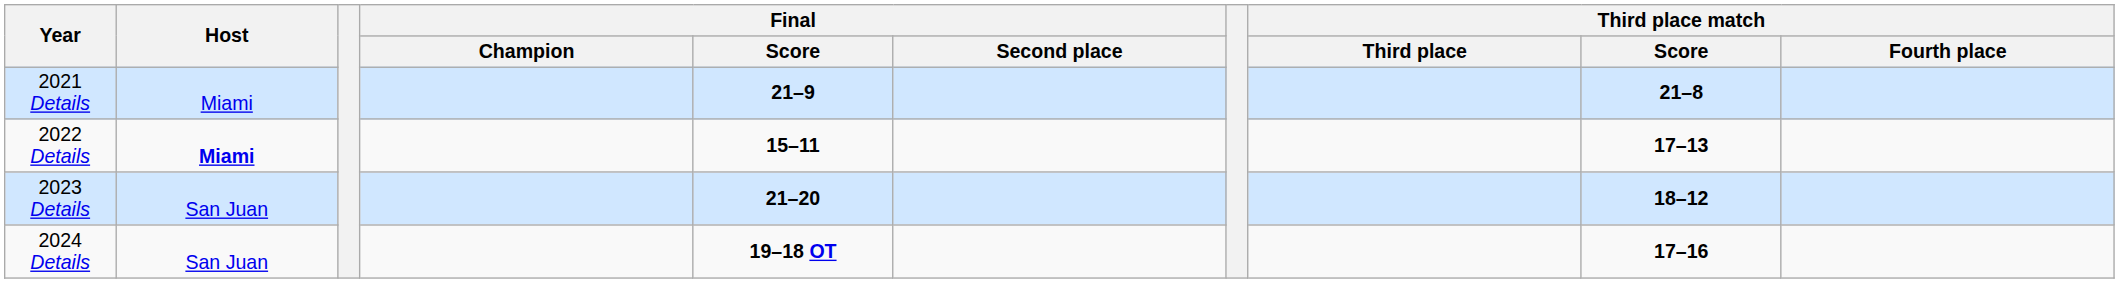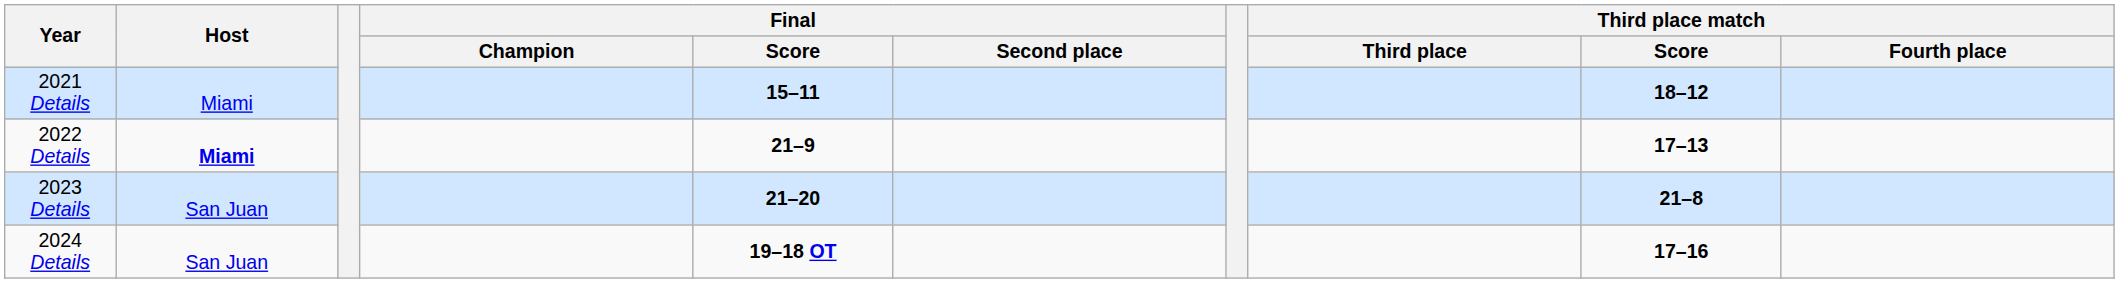(793, 93) 21–9 -> (793, 93) 15–11
(1681, 93) 21–8 -> (1681, 93) 18–12
(793, 146) 15–11 -> (793, 146) 21–9
(1681, 199) 18–12 -> (1681, 199) 21–8
